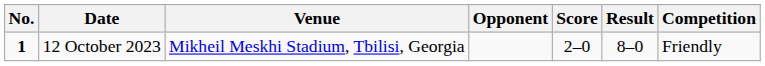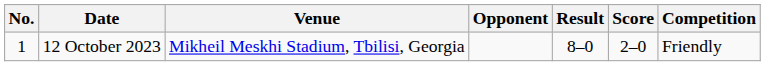columns swapped: (577, 18) <-> (630, 18)
(22, 46) bold -> (22, 46) normal
